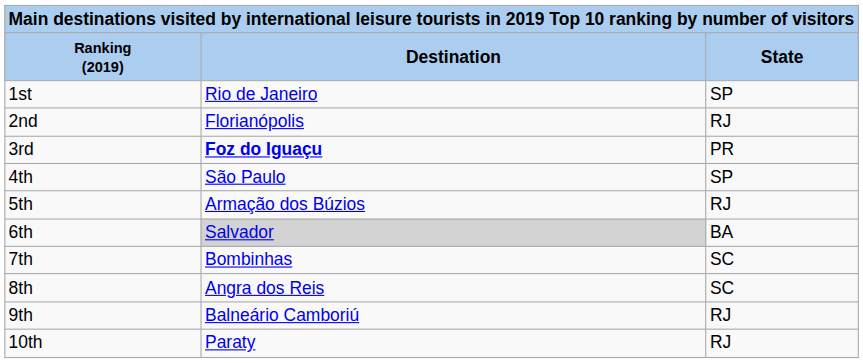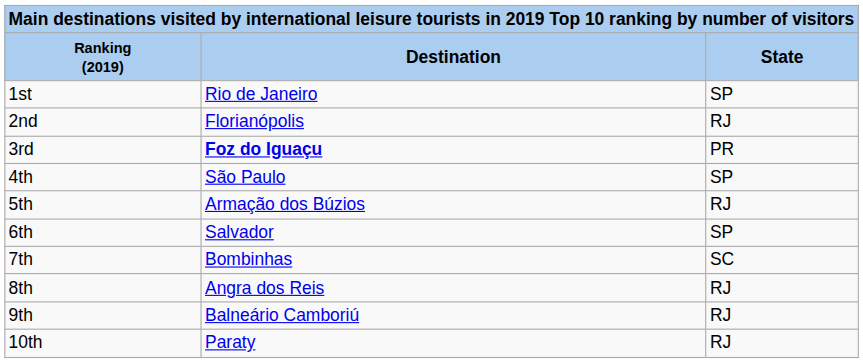(239, 232) lightgrey background -> (239, 232) no background
(722, 232) BA -> (722, 232) SP
(722, 287) SC -> (721, 287) RJ
